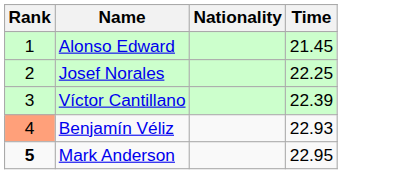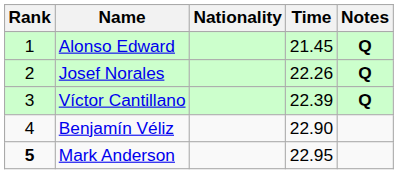+ column: (365, 18)
(311, 73) 22.25 -> (311, 73) 22.26
(30, 127) lightsalmon background -> (30, 127) no background
(311, 127) 22.93 -> (311, 127) 22.90
